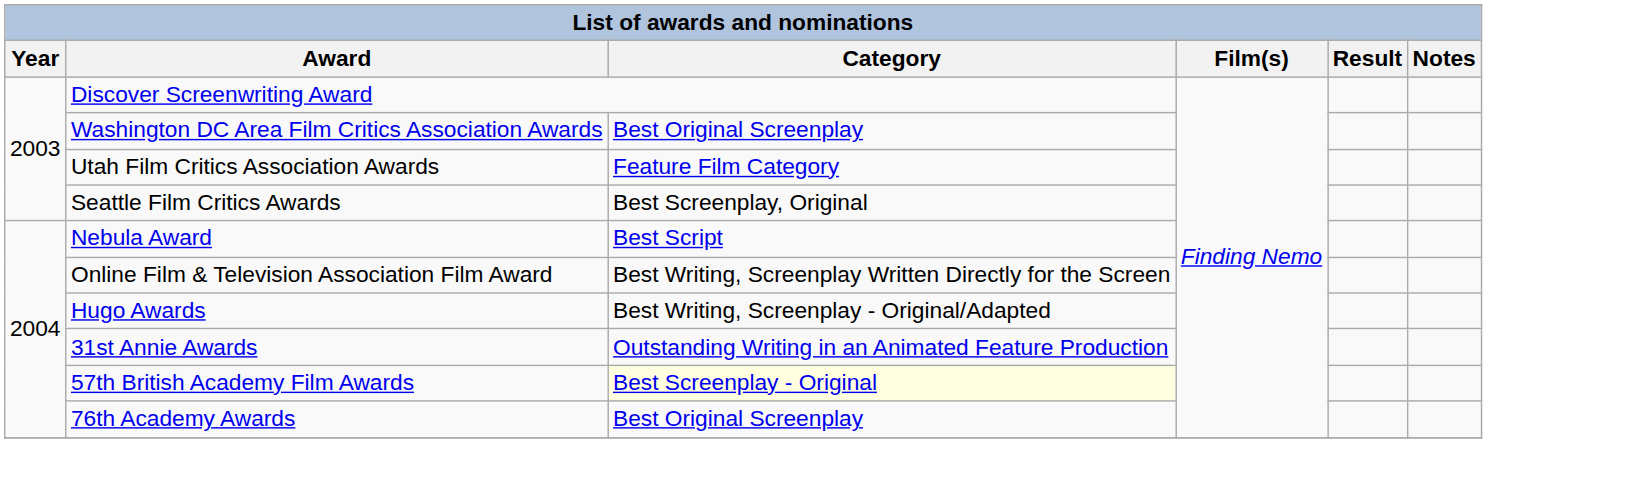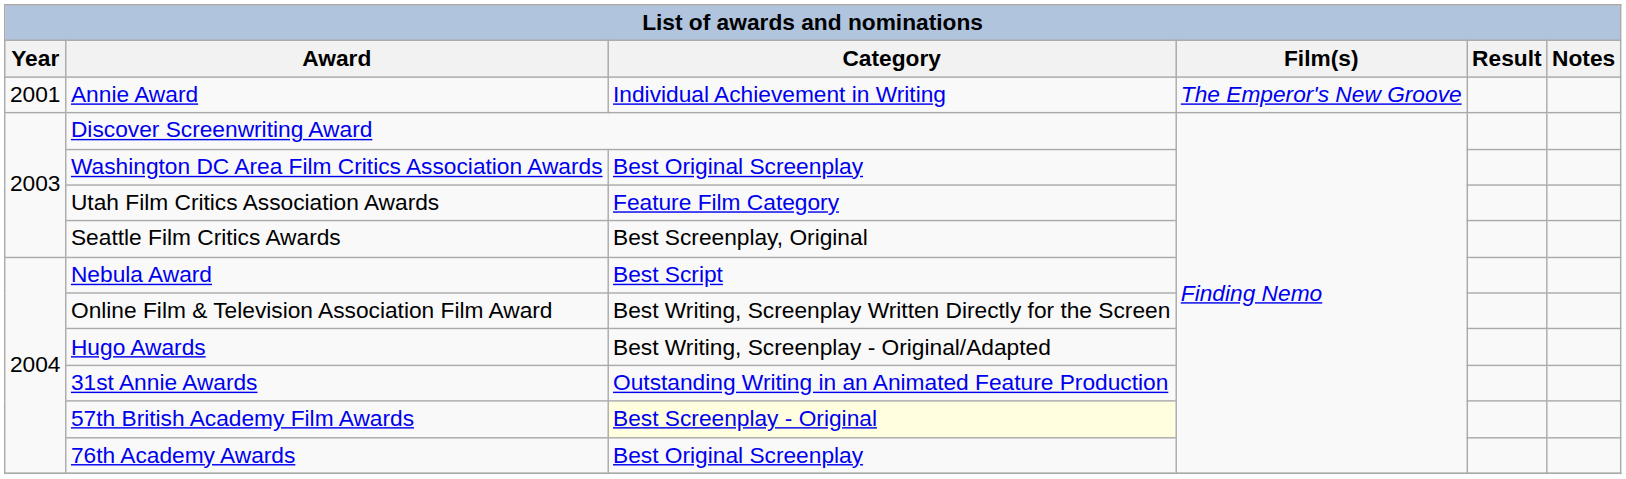+ row: (135, 94)
